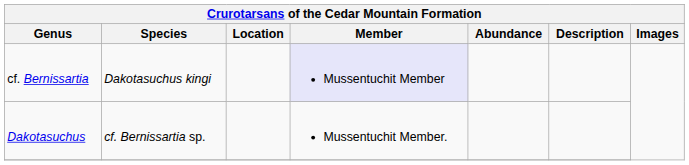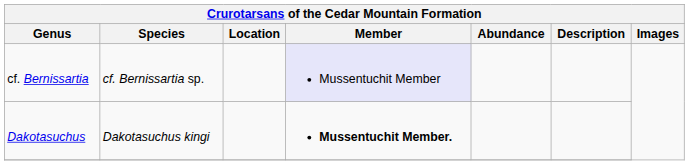(158, 79) Dakotasuchus kingi -> (153, 79) cf. Bernissartia sp.
(155, 137) cf. Bernissartia sp. -> (156, 137) Dakotasuchus kingi
(379, 137) normal -> (378, 137) bold
